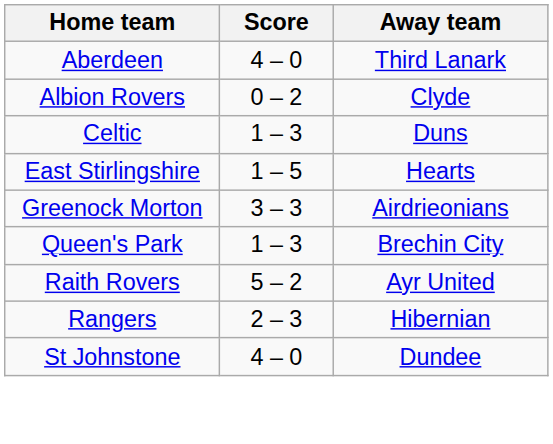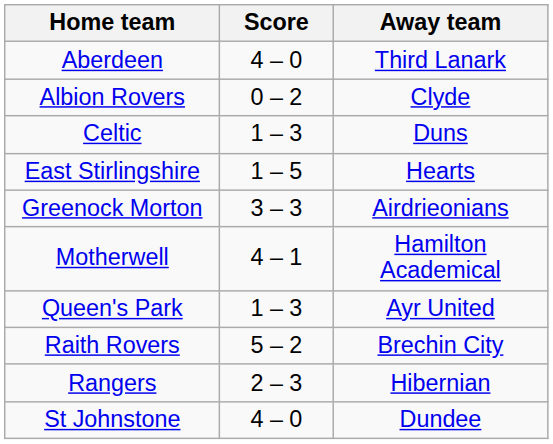+ row: (112, 258)
(440, 245) Brechin City -> (440, 308) Ayr United
(440, 282) Ayr United -> (440, 345) Brechin City
